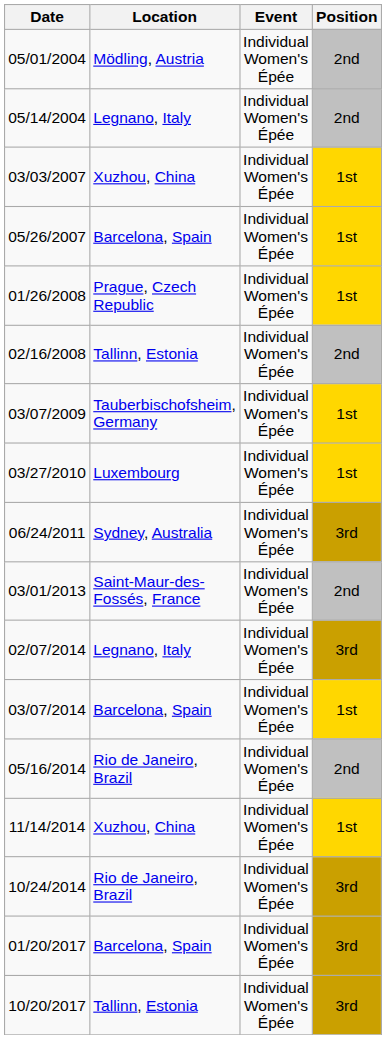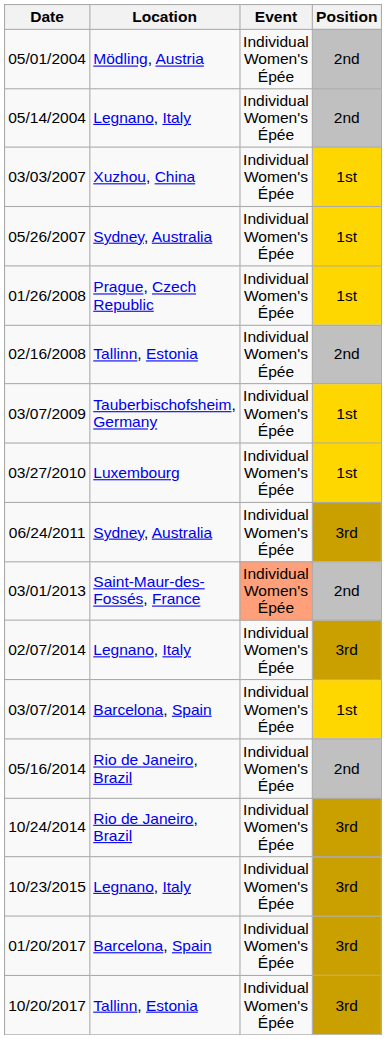(152, 236) Barcelona, Spain -> (153, 236) Sydney, Australia
(276, 591) no background -> (276, 591) lightsalmon background
- row: (47, 828)
+ row: (47, 887)
